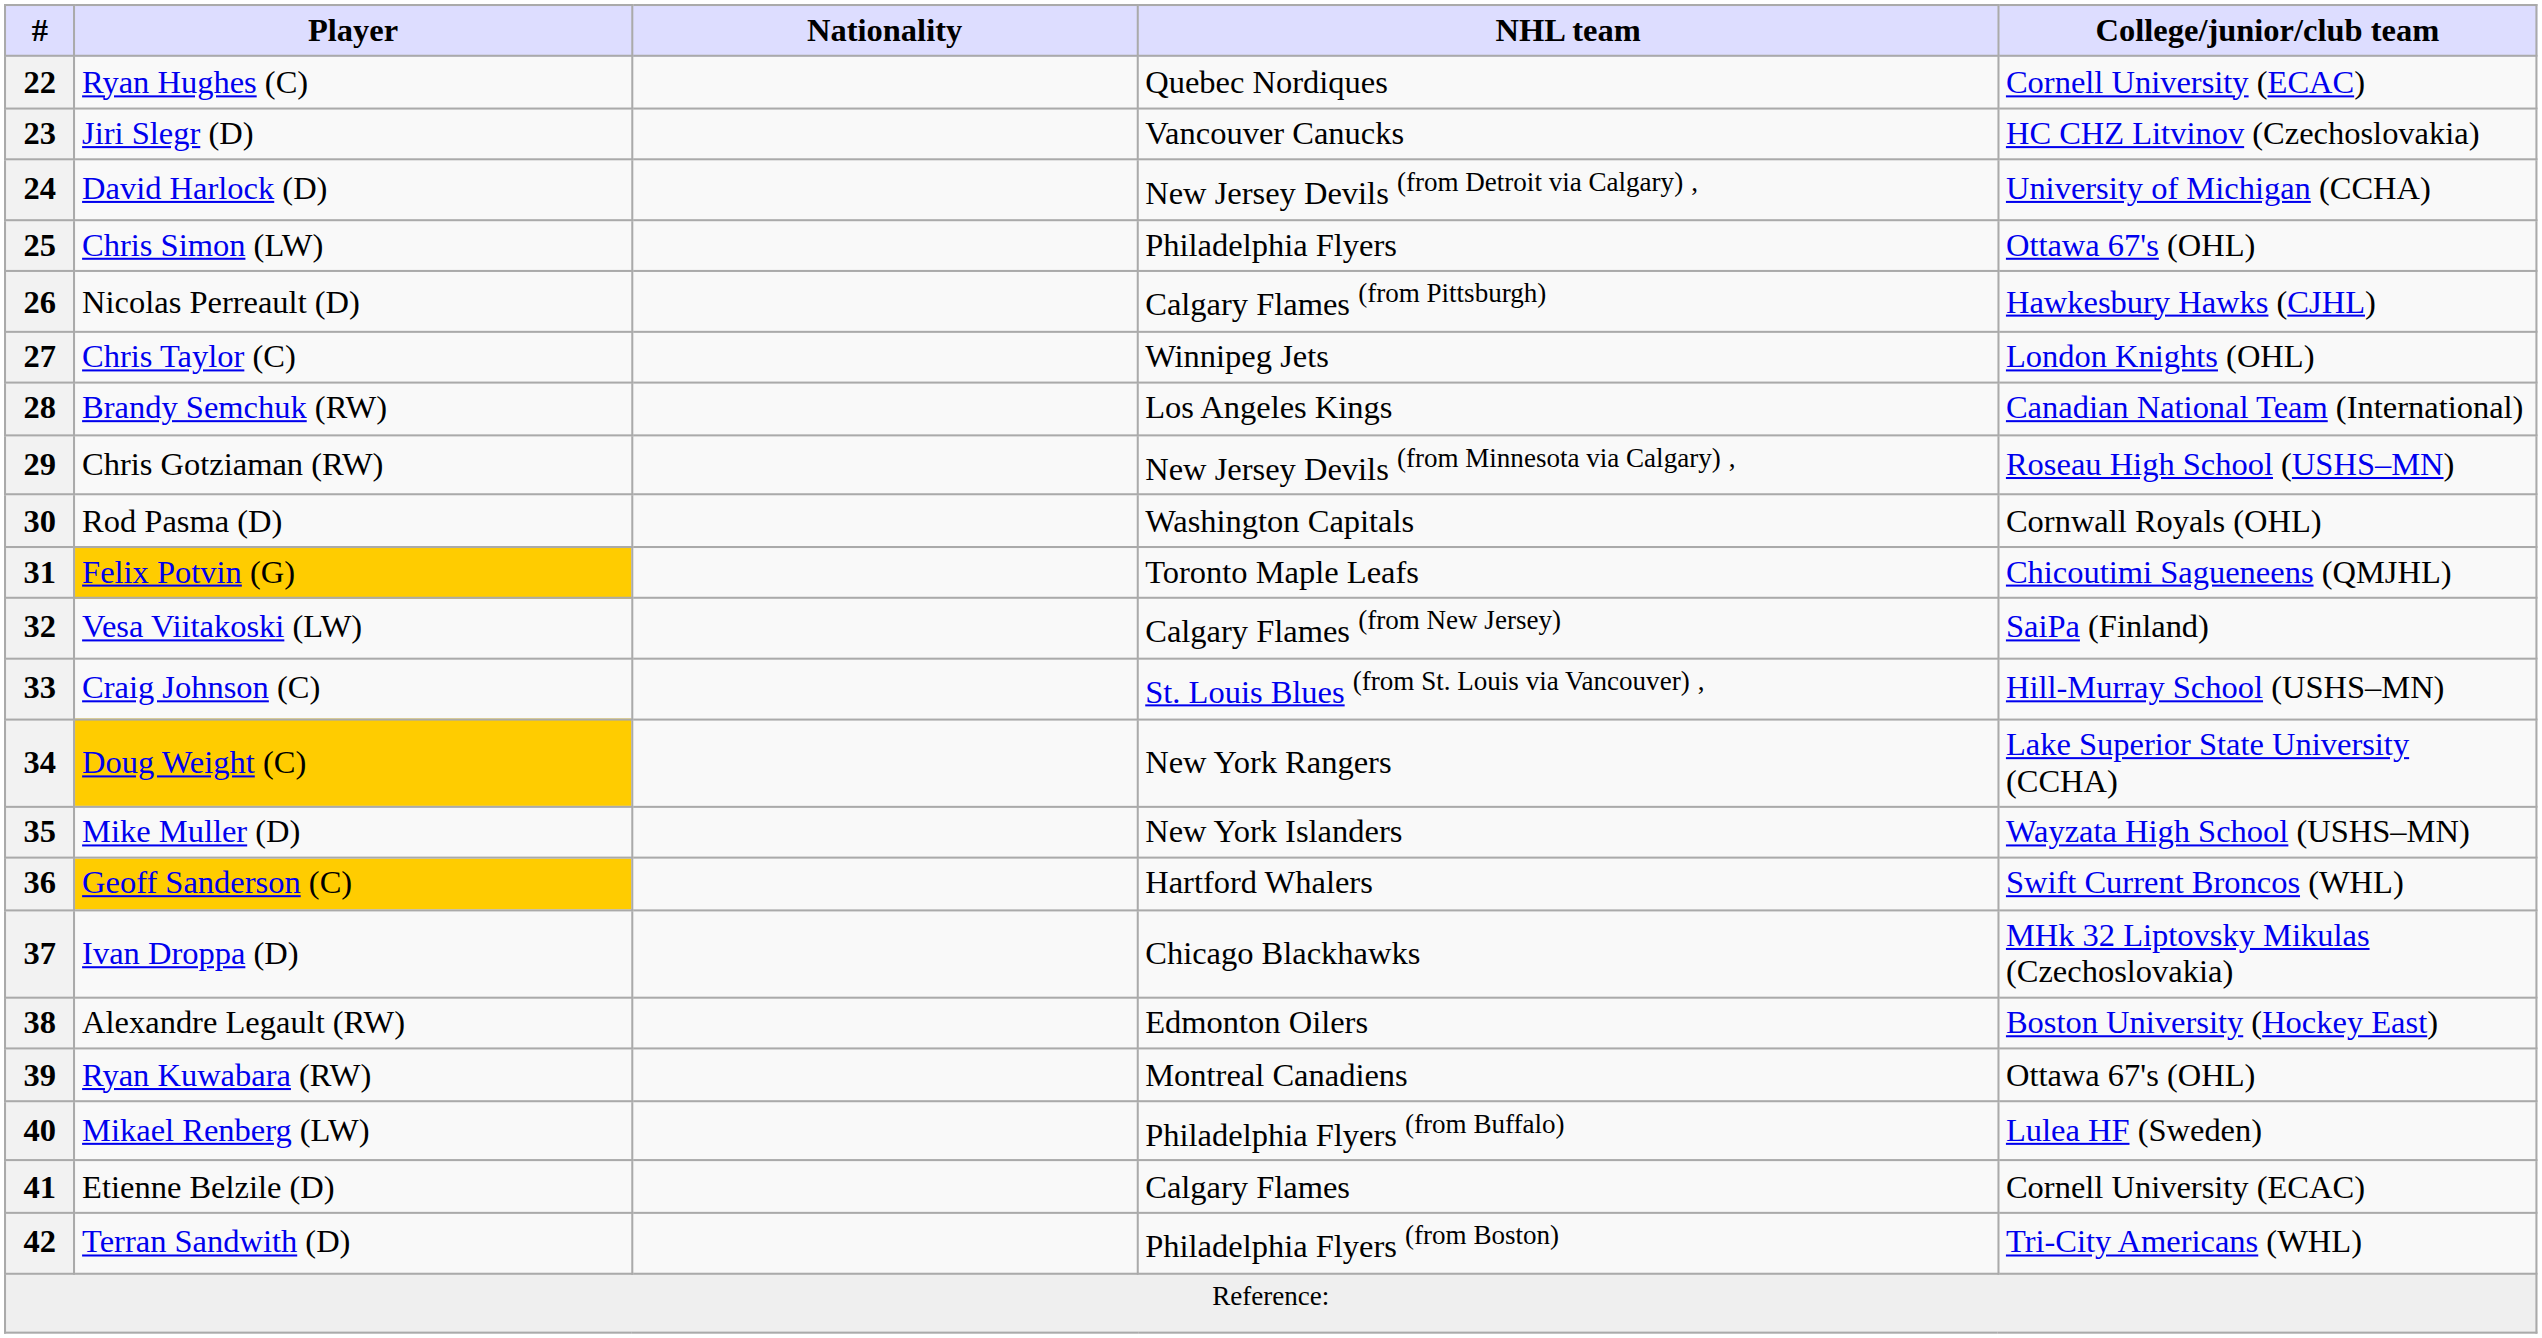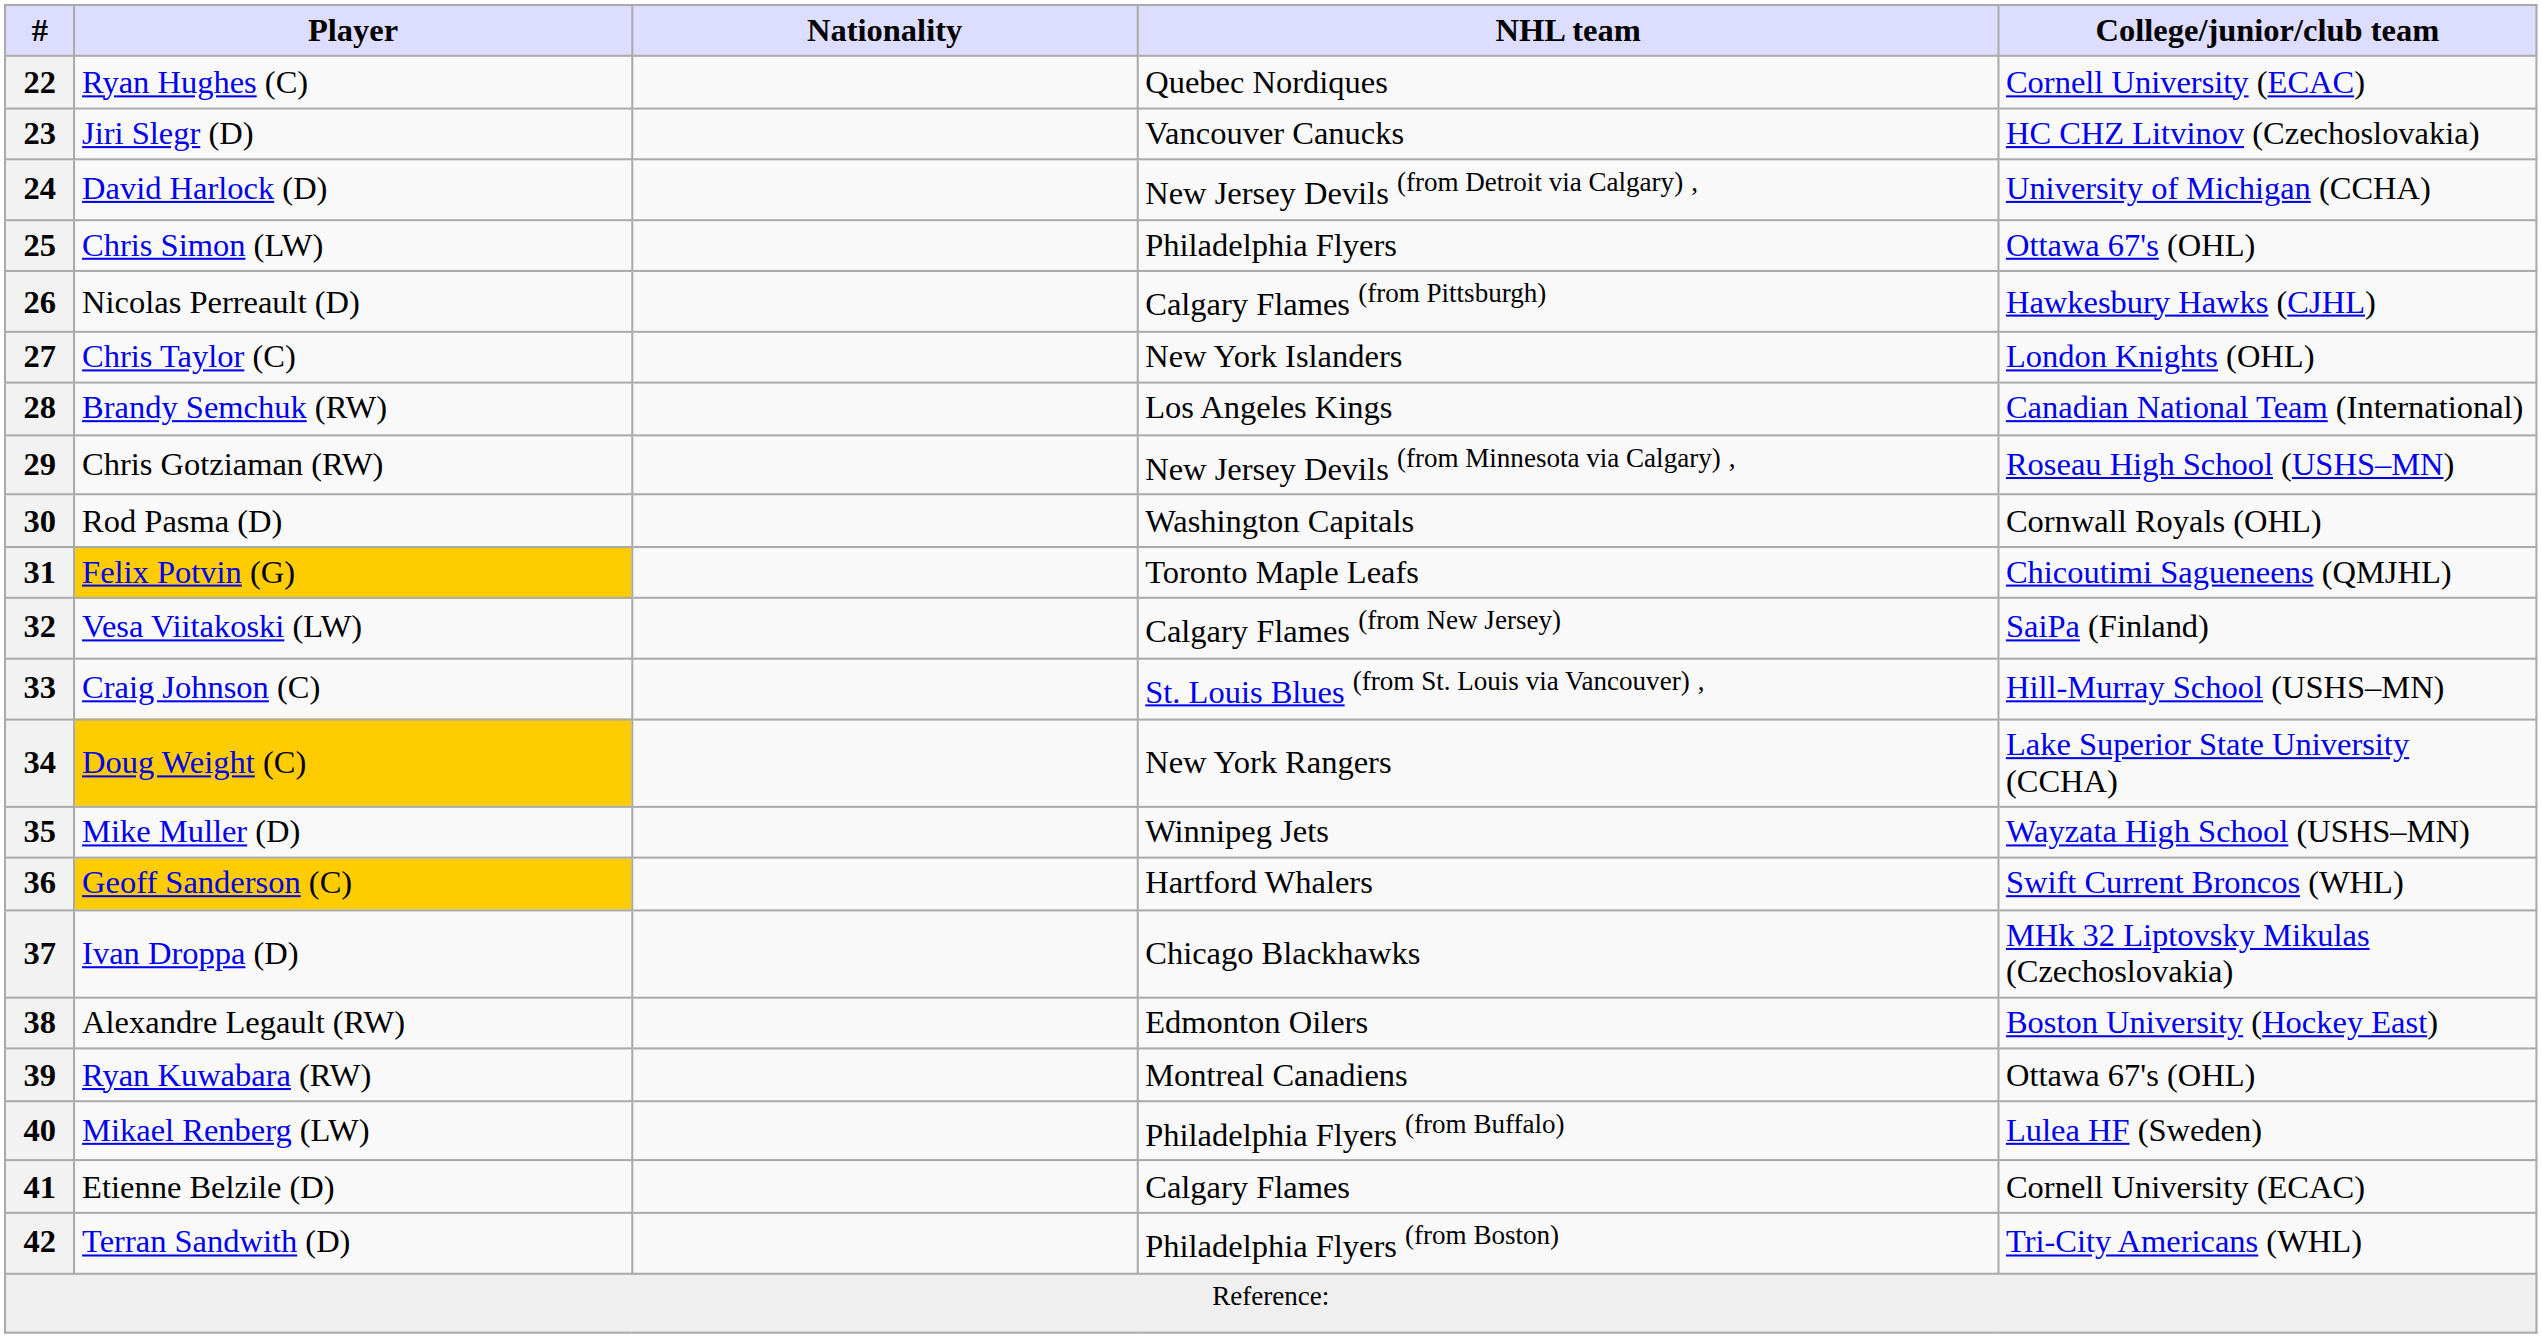(1237, 356) Winnipeg Jets -> (1274, 356) New York Islanders
(1274, 831) New York Islanders -> (1237, 831) Winnipeg Jets
